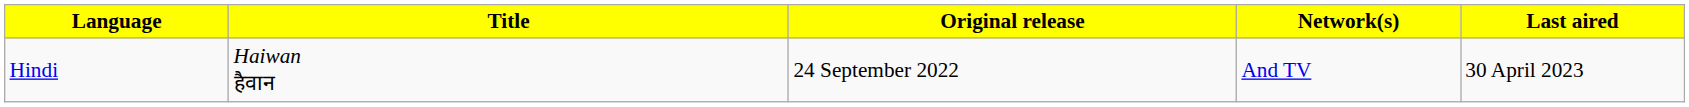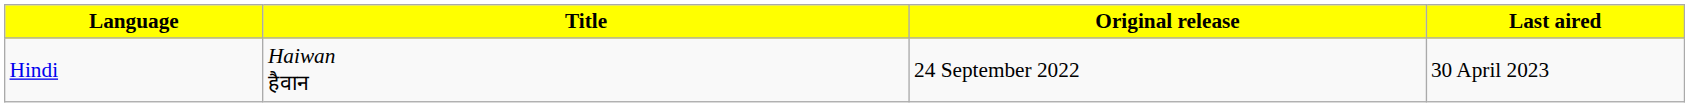- column: (1348, 21)
